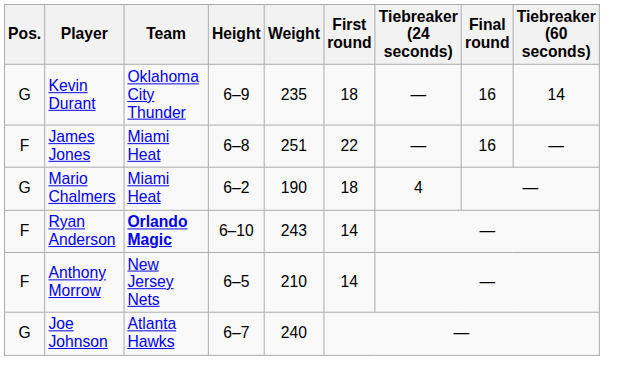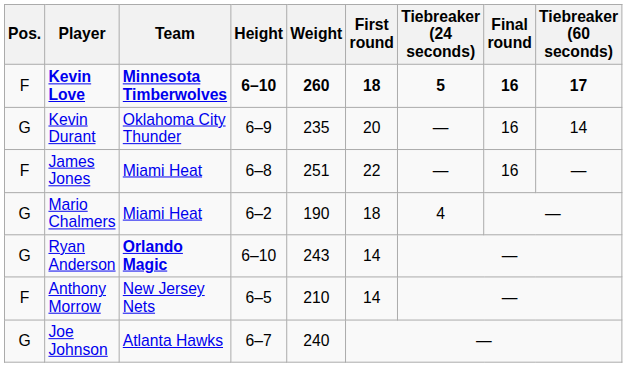+ row: (70, 85)
(349, 94) 18 -> (372, 128) 20
(25, 231) F -> (25, 255) G
